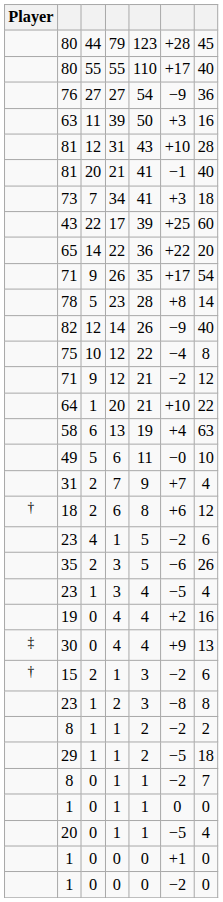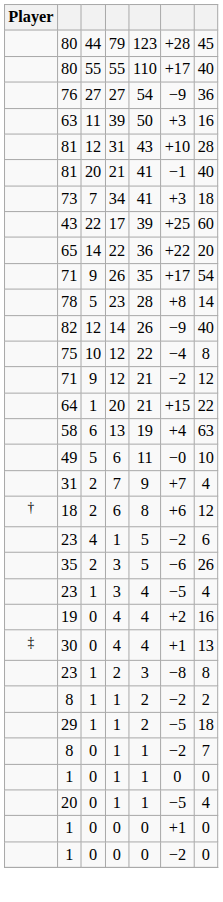(177, 405) +10 -> (177, 405) +15
(177, 645) +9 -> (177, 645) +1
- row: (69, 675)
